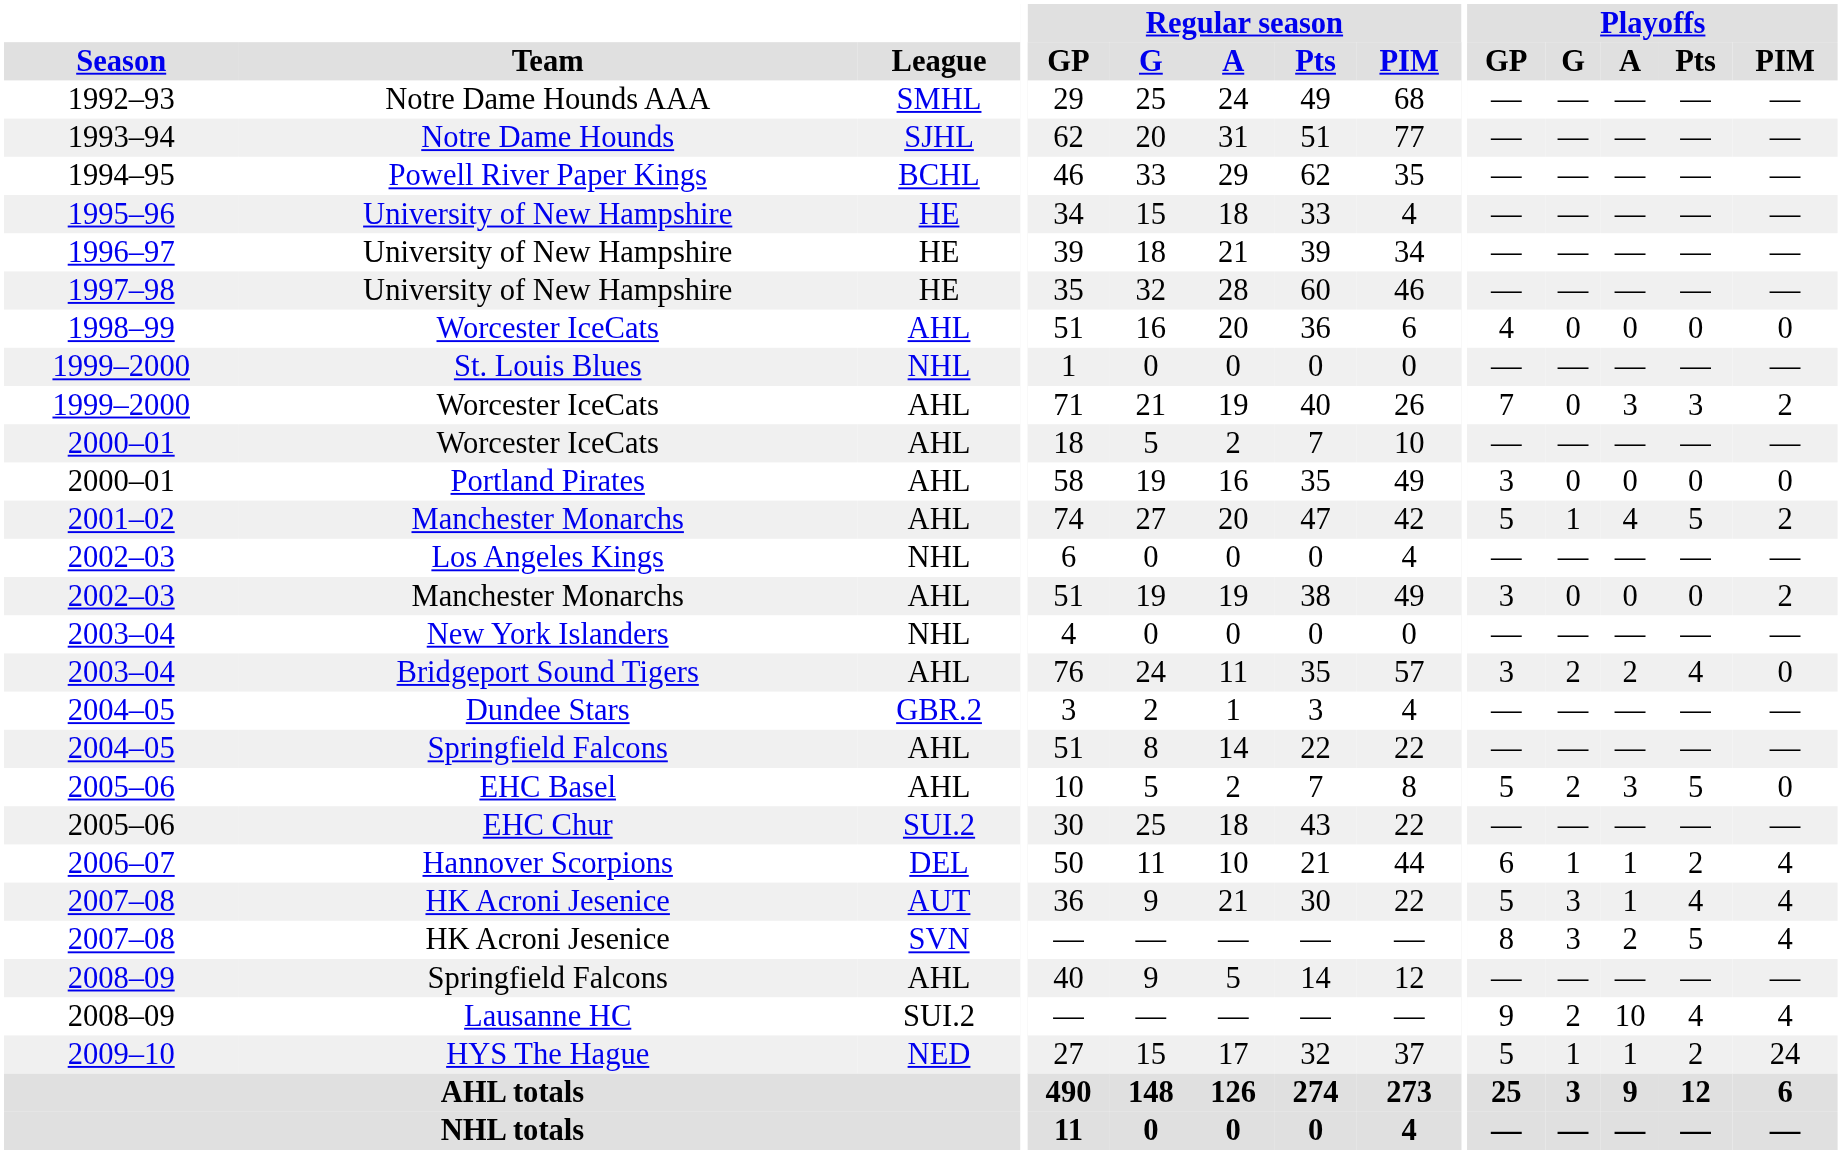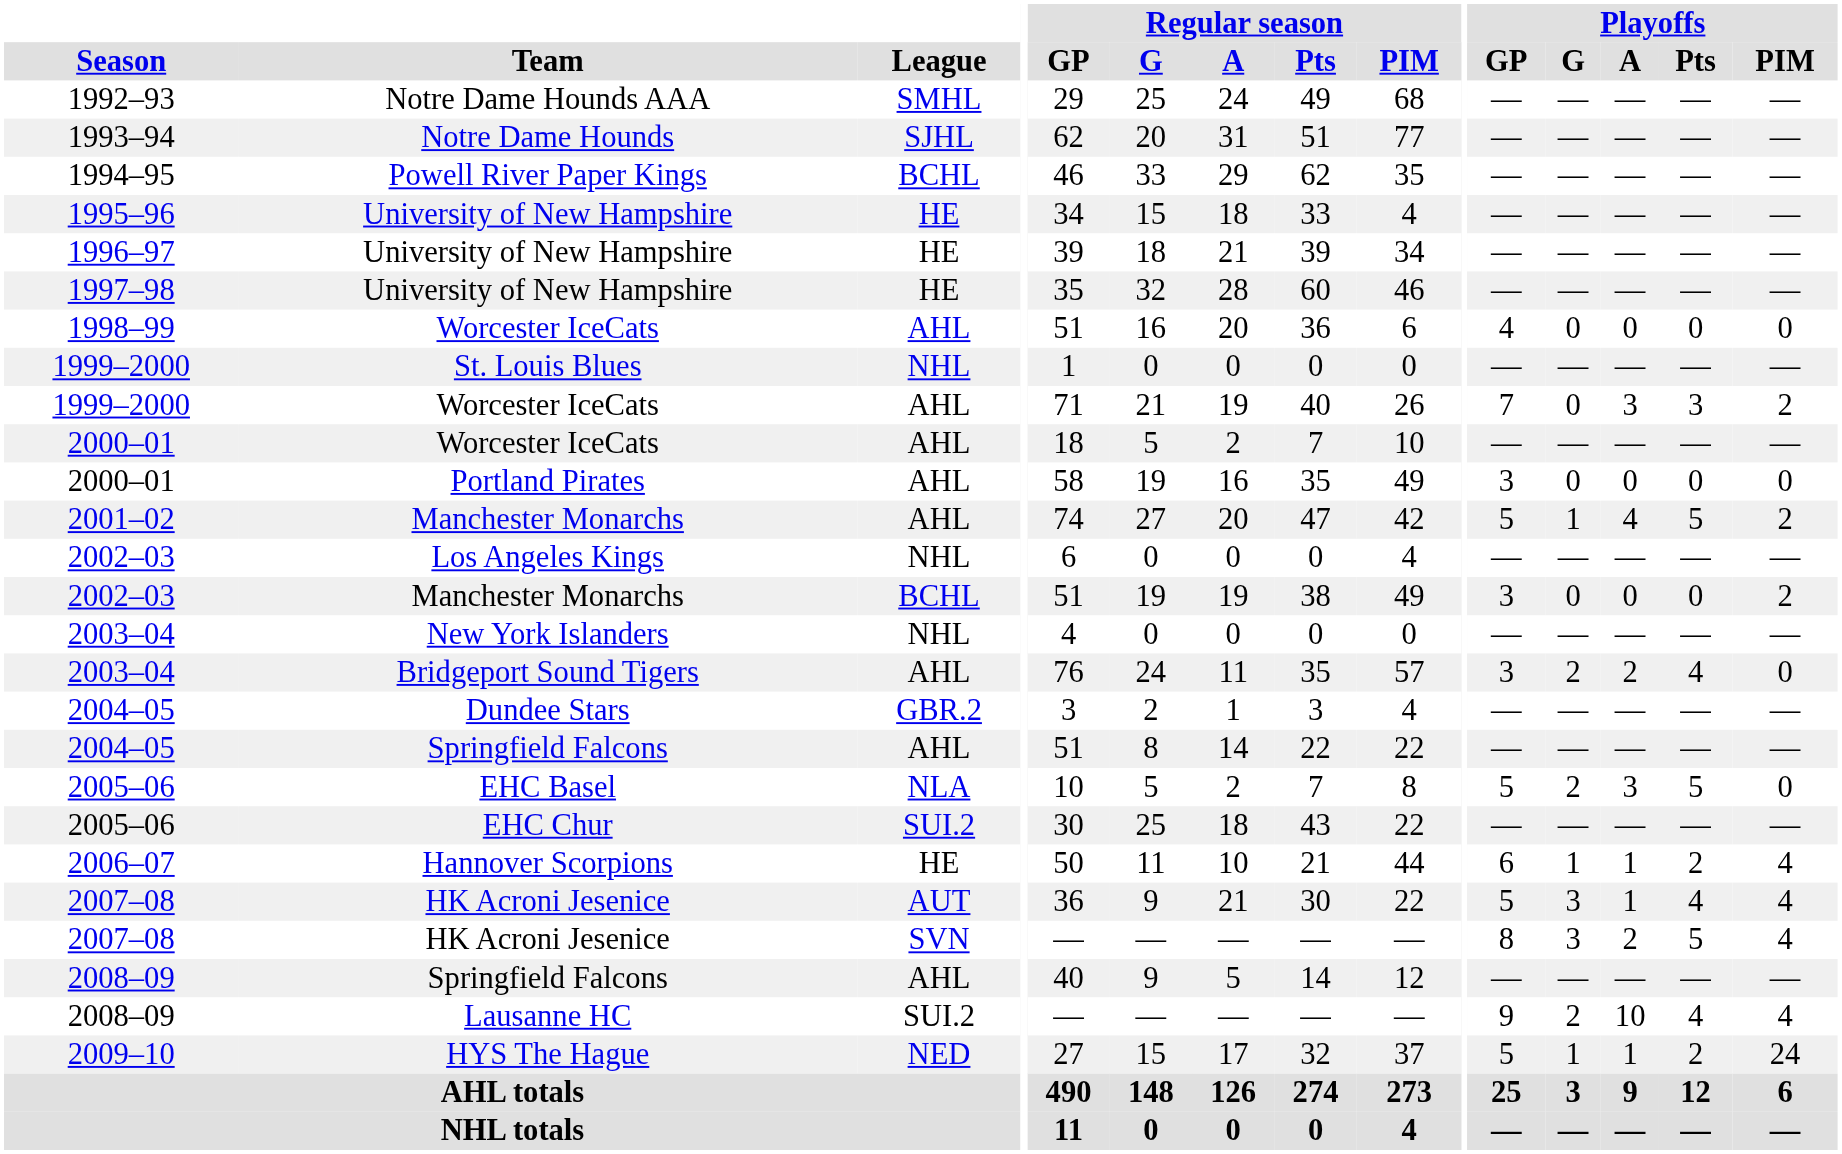(939, 595) AHL -> (939, 595) BCHL
(939, 786) AHL -> (939, 786) NLA
(939, 863) DEL -> (939, 863) HE
